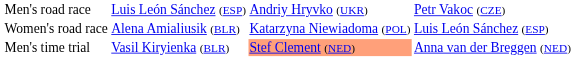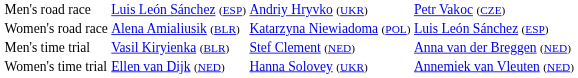(302, 47) lightsalmon background -> (302, 47) no background
+ row: (56, 66)
